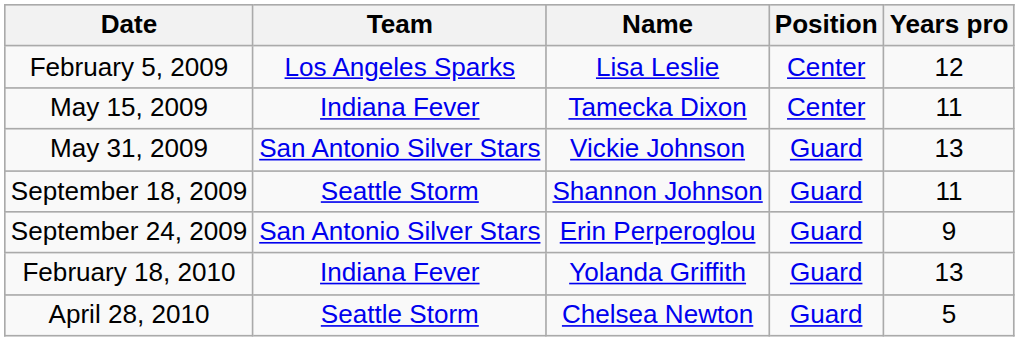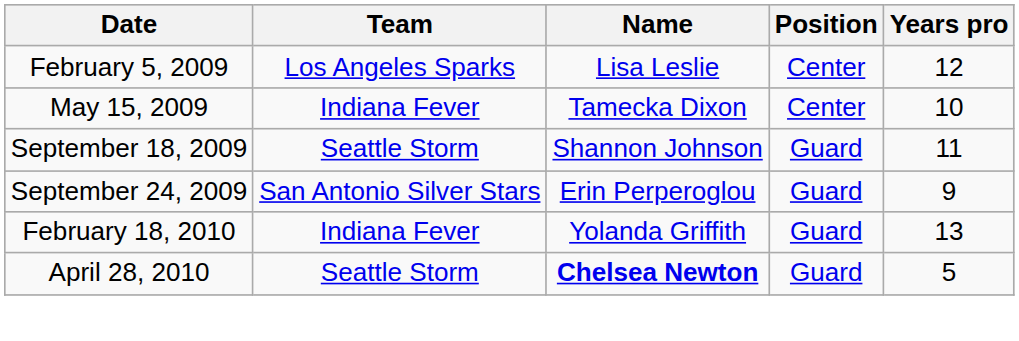(949, 107) 11 -> (949, 107) 10
- row: (129, 149)
(658, 314) normal -> (658, 273) bold
